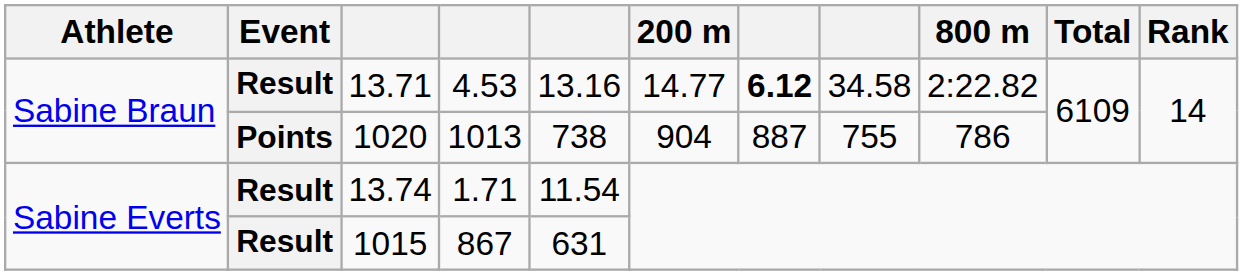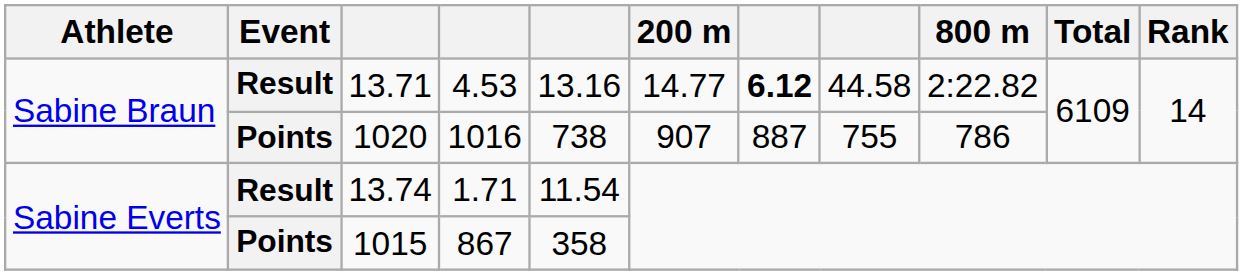(870, 85) 34.58 -> (870, 85) 44.58
(485, 138) 1013 -> (485, 138) 1016
(684, 138) 904 -> (684, 138) 907
(285, 243) Result -> (285, 243) Points
(579, 243) 631 -> (579, 243) 358
